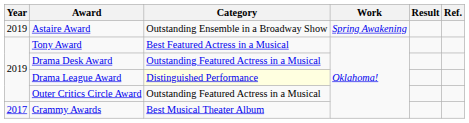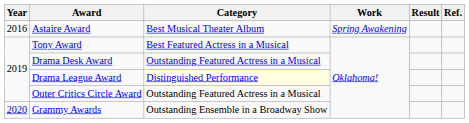(17, 28) 2019 -> (17, 28) 2016
(237, 28) Outstanding Ensemble in a Broadway Show -> (205, 28) Best Musical Theater Album
(17, 110) 2017 -> (17, 110) 2020
(205, 110) Best Musical Theater Album -> (237, 110) Outstanding Ensemble in a Broadway Show
